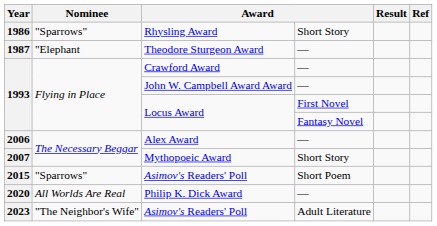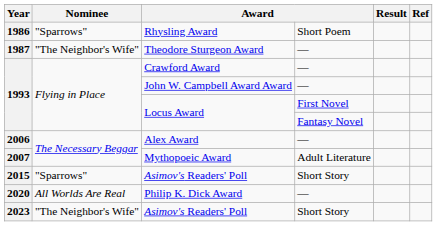(323, 31) Short Story -> (324, 31) Short Poem
(57, 49) "Elephant -> (87, 49) "The Neighbor's Wife"
(323, 157) Short Story -> (334, 157) Adult Literature
(324, 175) Short Poem -> (323, 175) Short Story
(334, 211) Adult Literature -> (323, 211) Short Story
